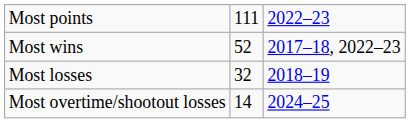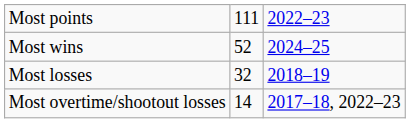(334, 46) 2017–18, 2022–23 -> (298, 46) 2024–25
(298, 103) 2024–25 -> (334, 103) 2017–18, 2022–23
